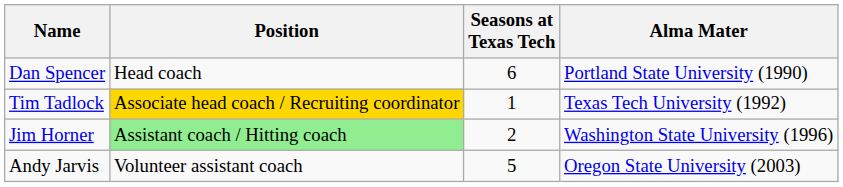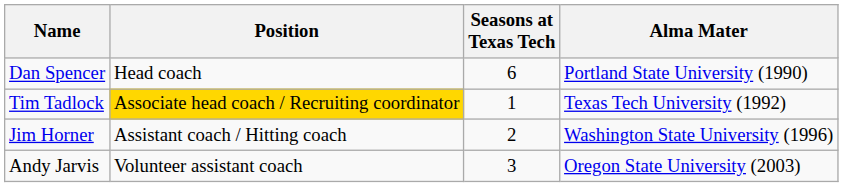(230, 135) lightgreen background -> (230, 135) no background
(512, 165) 5 -> (512, 165) 3
